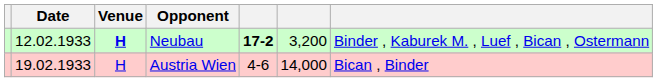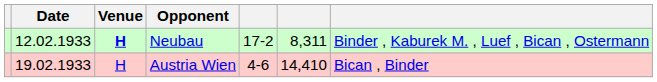(258, 40) bold -> (258, 40) normal
(308, 40) 3,200 -> (308, 40) 8,311
(304, 64) 14,000 -> (304, 64) 14,410
